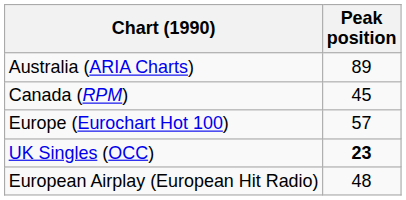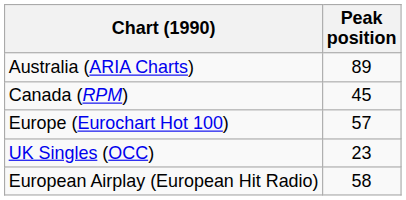(362, 152) bold -> (362, 152) normal
(362, 180) 48 -> (362, 180) 58
